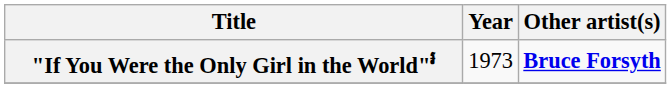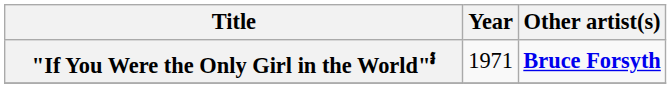(491, 61) 1973 -> (491, 61) 1971
